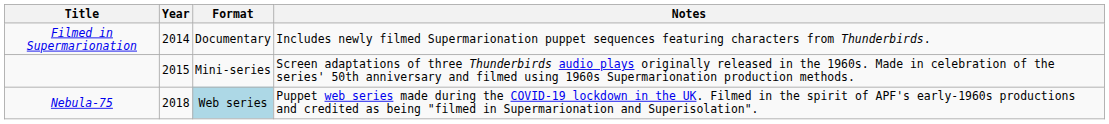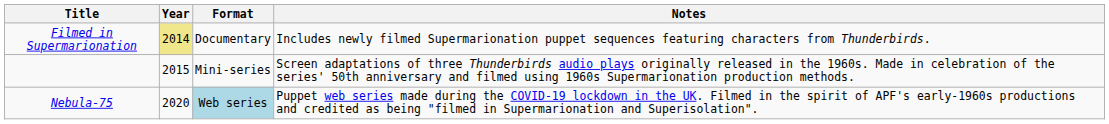(176, 39) no background -> (176, 39) khaki background
(176, 103) 2018 -> (176, 103) 2020
